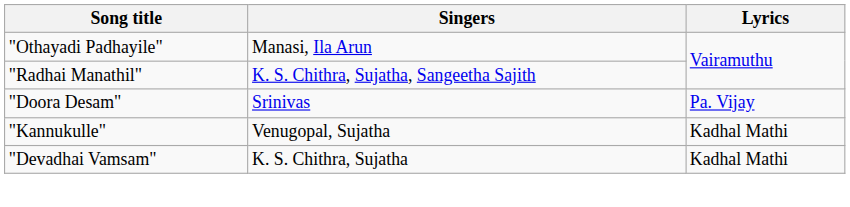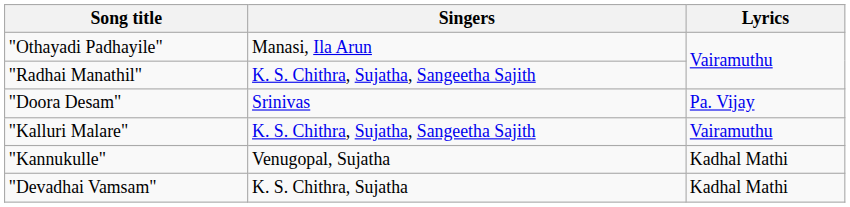+ row: (68, 131)
